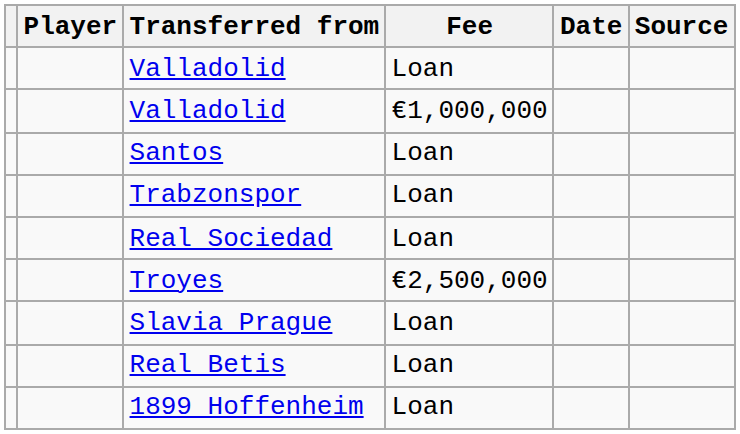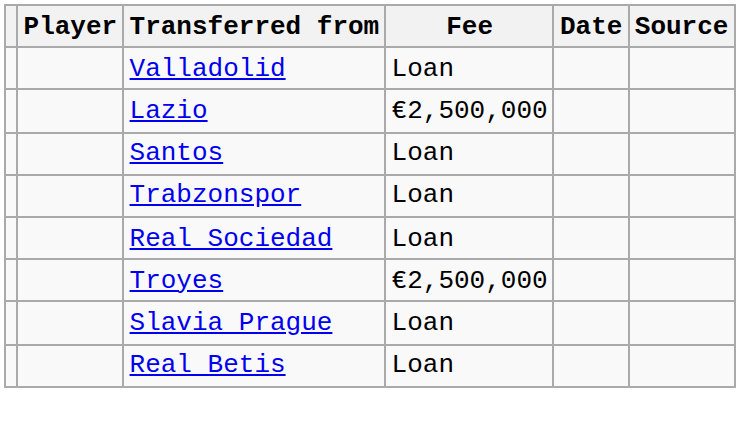- row: (208, 111)
+ row: (169, 111)
- row: (247, 408)
